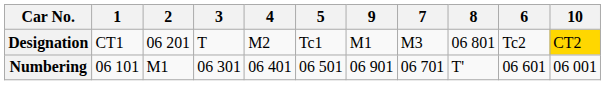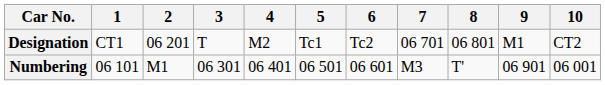columns swapped: (524, 17) <-> (372, 17)
(412, 42) M3 -> (422, 42) 06 701
(567, 42) gold background -> (567, 42) no background
(422, 67) 06 701 -> (412, 67) M3
